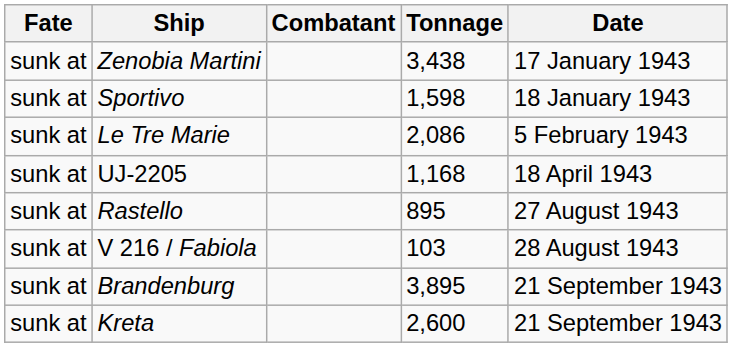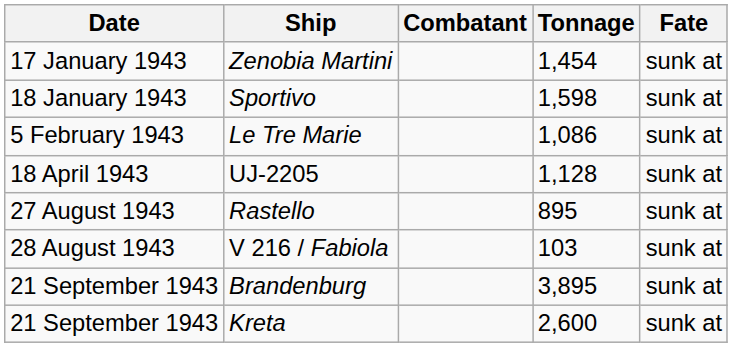columns swapped: (618, 23) <-> (48, 23)
(436, 60) 3,438 -> (567, 60) 1,454
(436, 135) 2,086 -> (567, 135) 1,086
(436, 173) 1,168 -> (567, 173) 1,128
